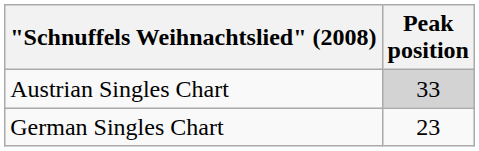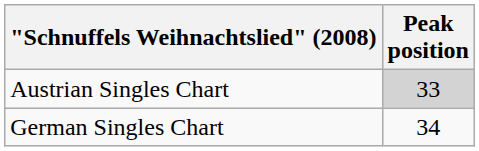(428, 126) 23 -> (428, 126) 34
